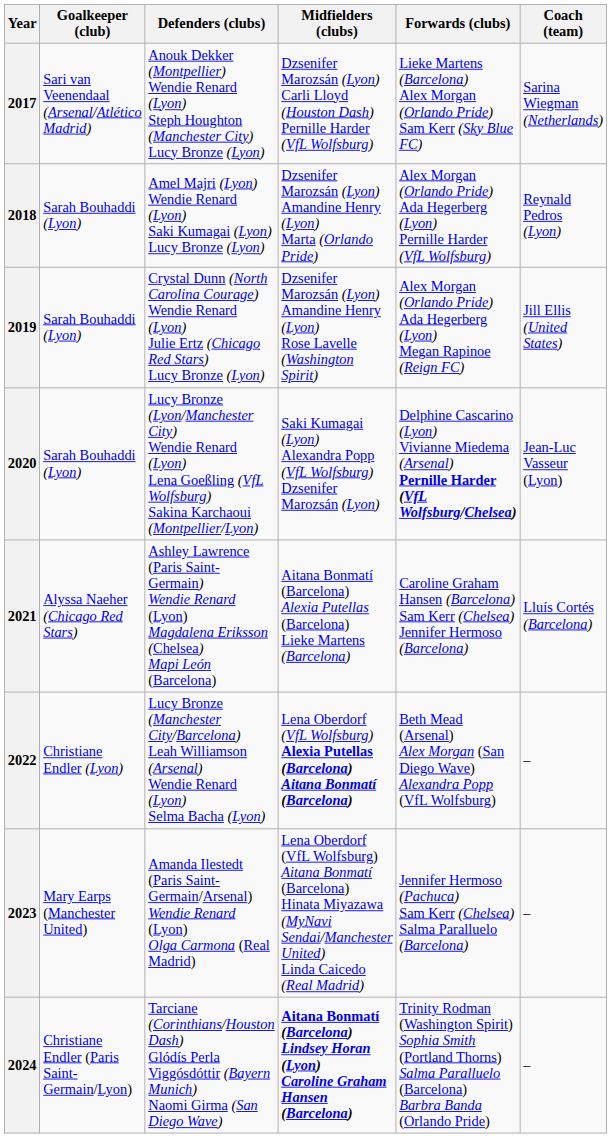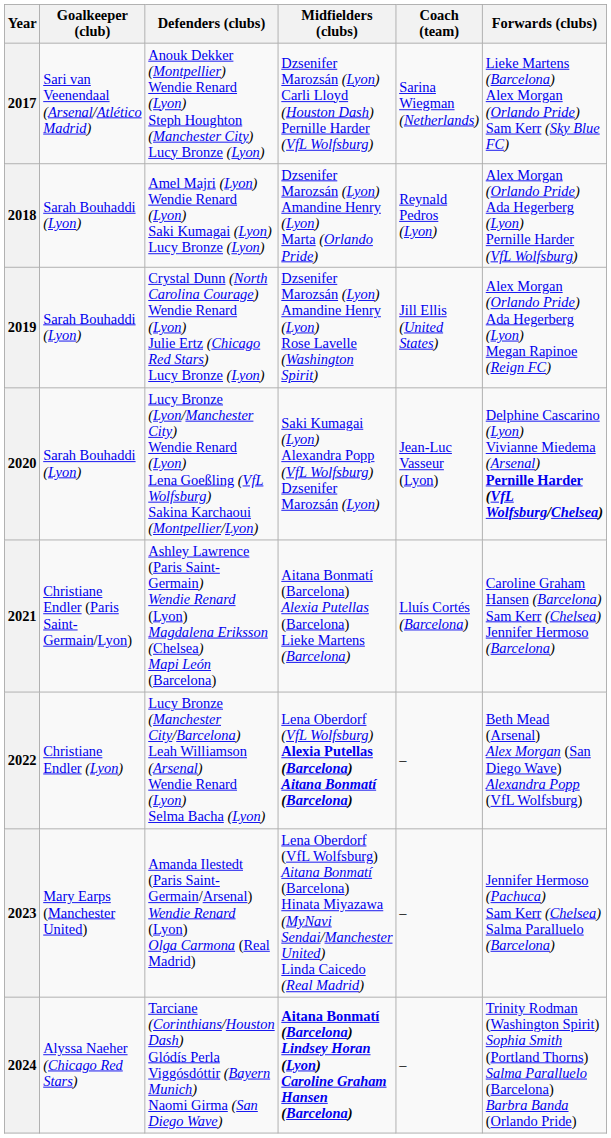columns swapped: (458, 24) <-> (563, 24)
(85, 616) Alyssa Naeher (Chicago Red Stars) -> (88, 616) Christiane Endler (Paris Saint-Germain/Lyon)
(88, 1065) Christiane Endler (Paris Saint-Germain/Lyon) -> (85, 1065) Alyssa Naeher (Chicago Red Stars)
